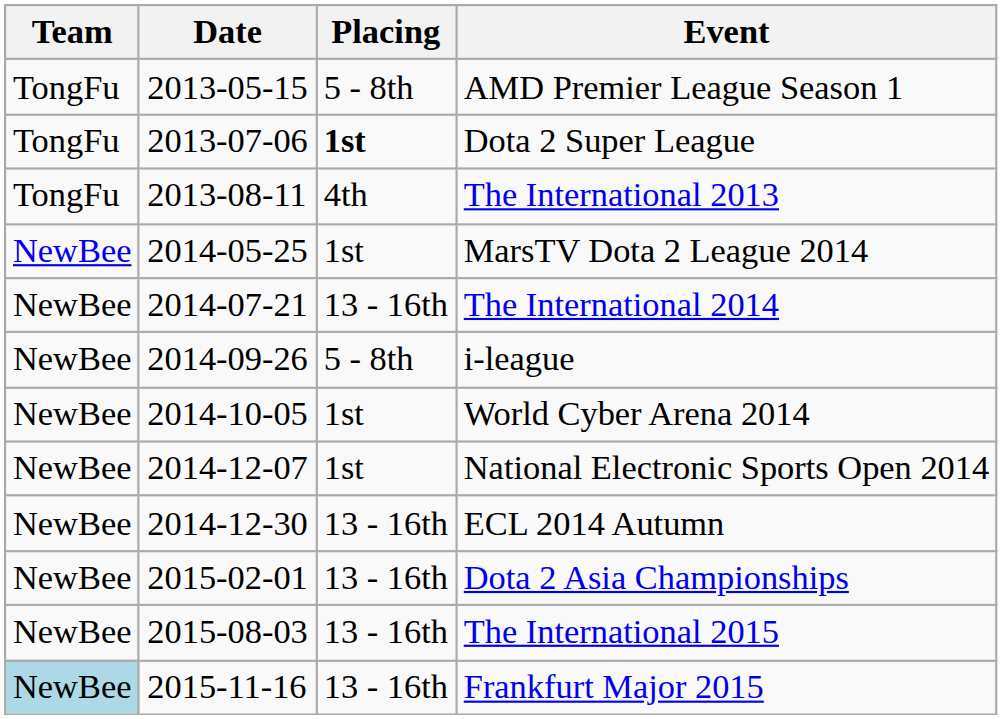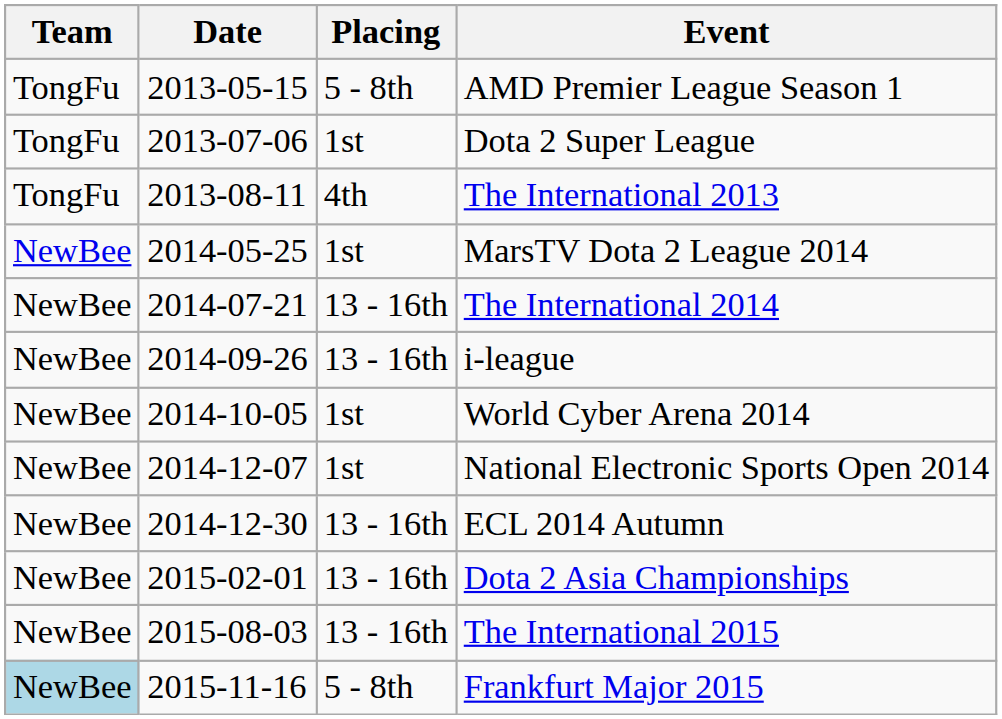(345, 140) bold -> (344, 140) normal
(369, 359) 5 - 8th -> (386, 359) 13 - 16th
(386, 686) 13 - 16th -> (369, 686) 5 - 8th
